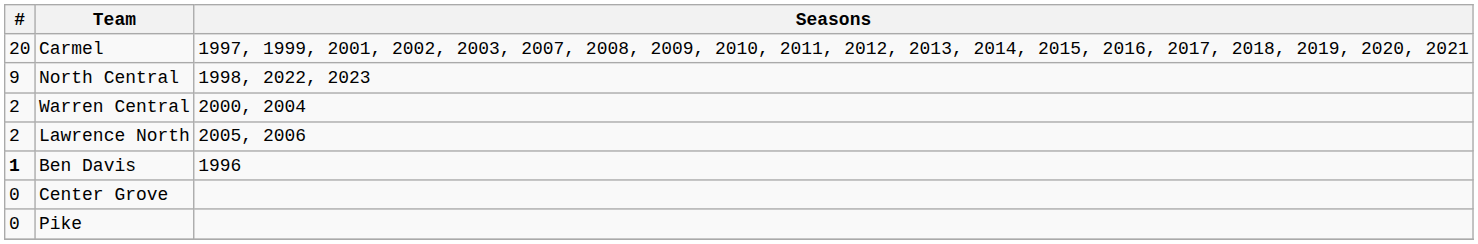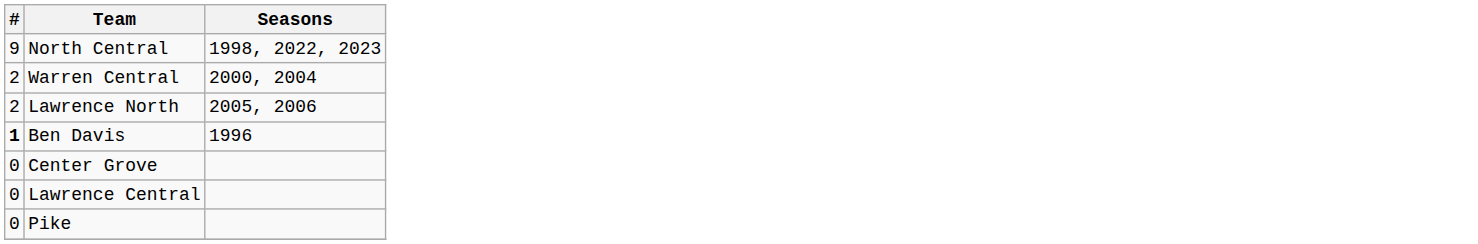- row: (71, 49)
+ row: (114, 195)
